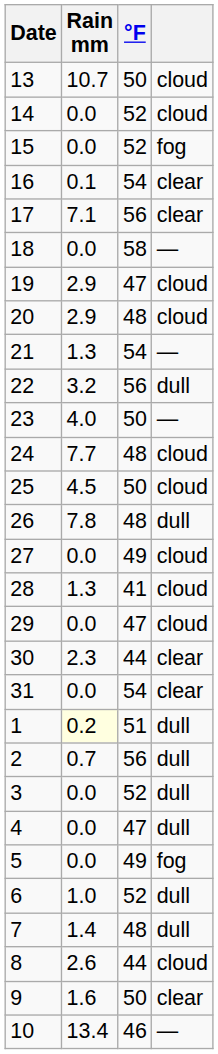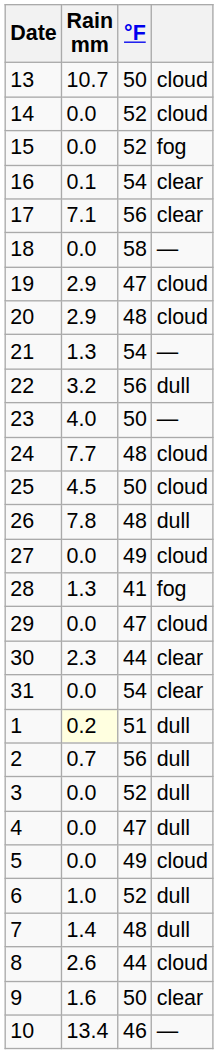(182, 589) cloud -> (172, 589) fog
(172, 861) fog -> (182, 861) cloud
